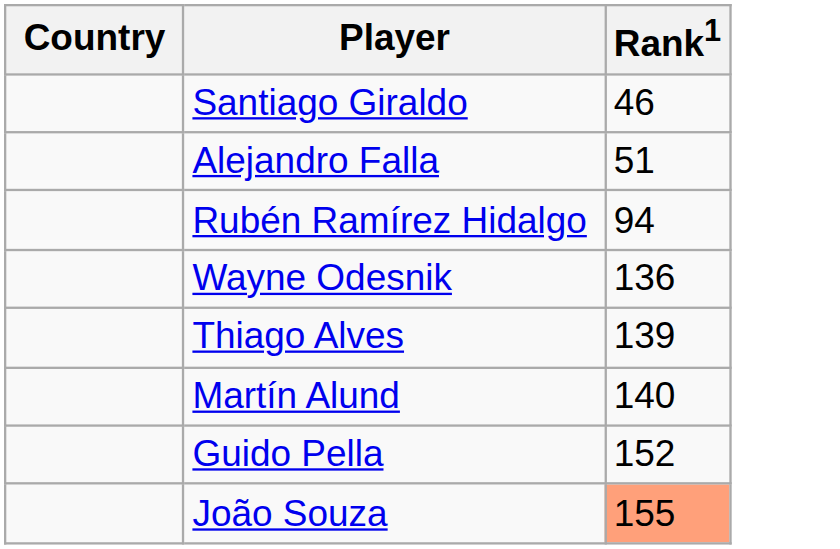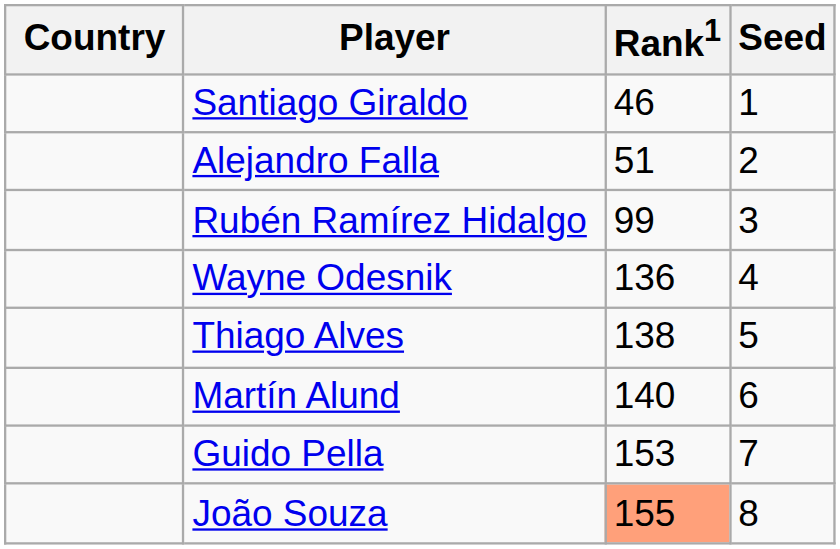+ column: (782, 38)
(634, 219) 94 -> (634, 219) 99
(645, 336) 139 -> (645, 336) 138
(645, 454) 152 -> (645, 454) 153
